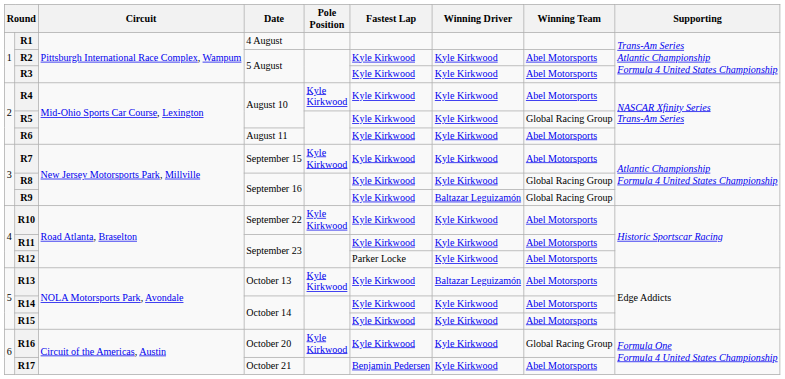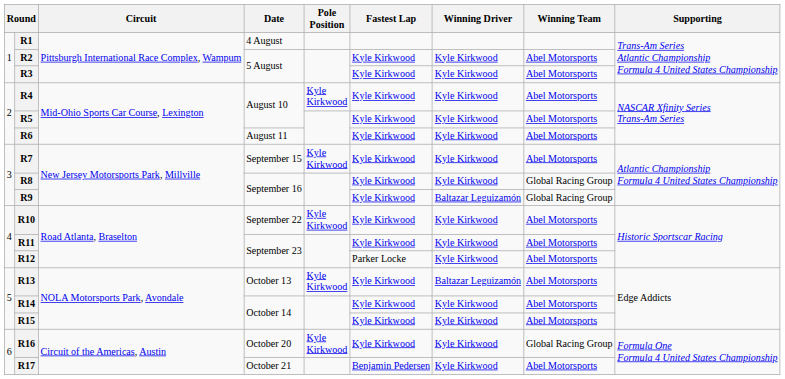(569, 119) Global Racing Group -> (562, 119) Abel Motorsports
